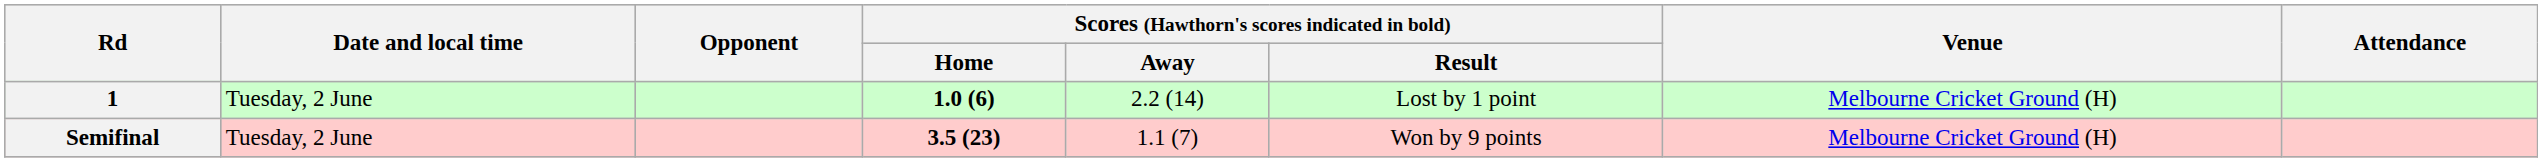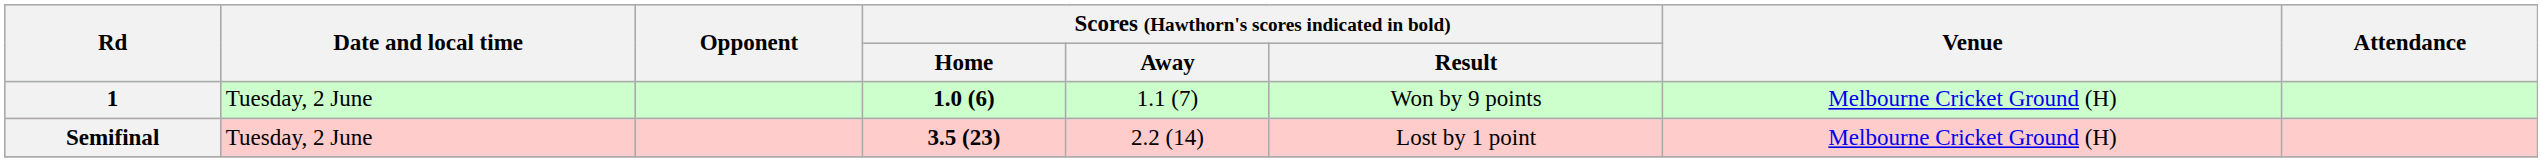(1167, 99) 2.2 (14) -> (1167, 99) 1.1 (7)
(1466, 99) Lost by 1 point -> (1466, 99) Won by 9 points
(1167, 137) 1.1 (7) -> (1167, 137) 2.2 (14)
(1466, 137) Won by 9 points -> (1466, 137) Lost by 1 point
